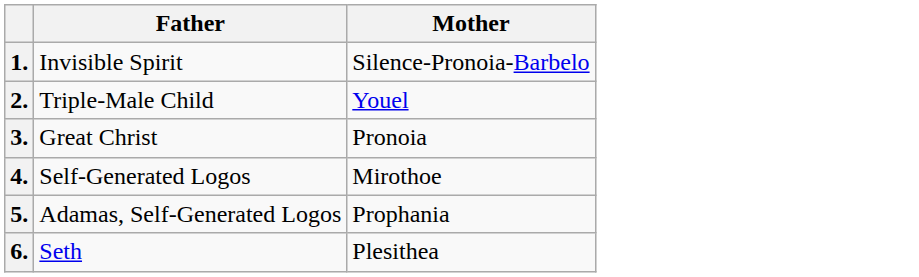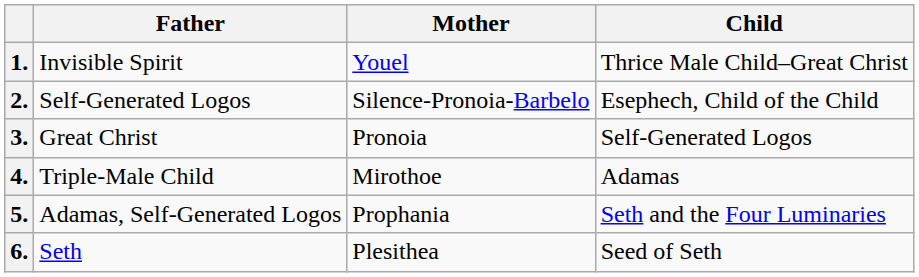+ column: (754, 23)
(471, 61) Silence-Pronoia-Barbelo -> (380, 61) Youel
(127, 99) Triple-Male Child -> (145, 99) Self-Generated Logos
(380, 99) Youel -> (471, 99) Silence-Pronoia-Barbelo
(145, 175) Self-Generated Logos -> (127, 175) Triple-Male Child
